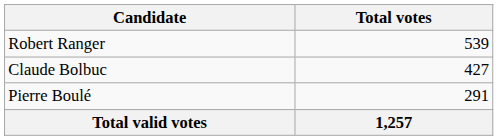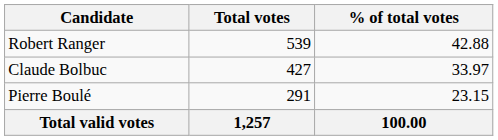+ column: (404, 17)
